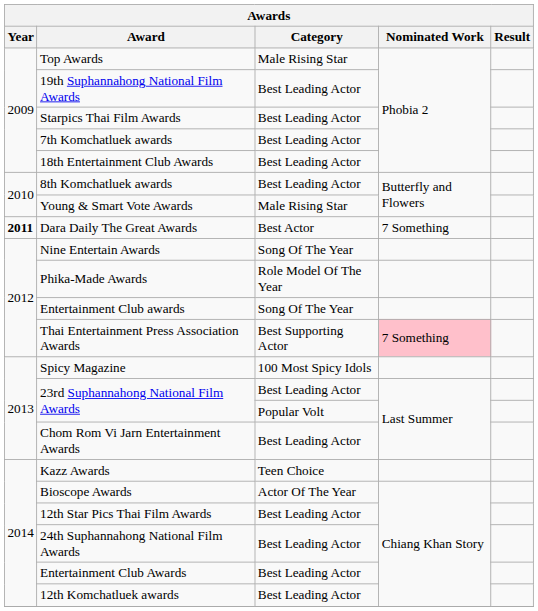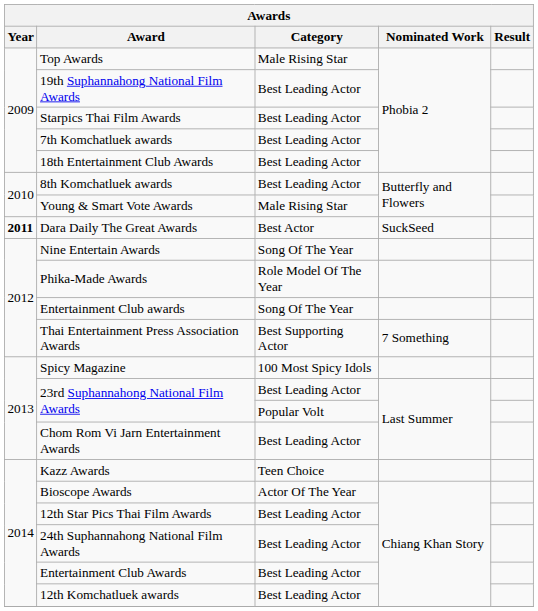(415, 227) 7 Something -> (408, 227) SuckSeed
(415, 338) pink background -> (415, 338) no background
